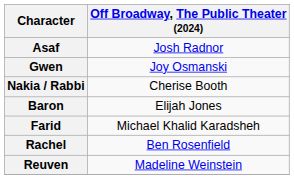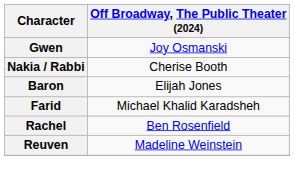- row: (46, 47)
